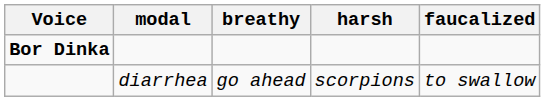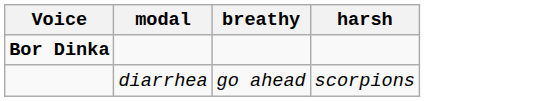- column: (480, 20)
